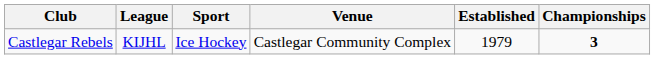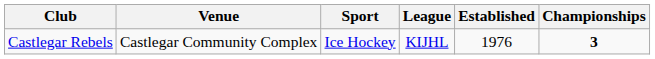columns swapped: (144, 16) <-> (352, 16)
(497, 41) 1979 -> (497, 41) 1976
